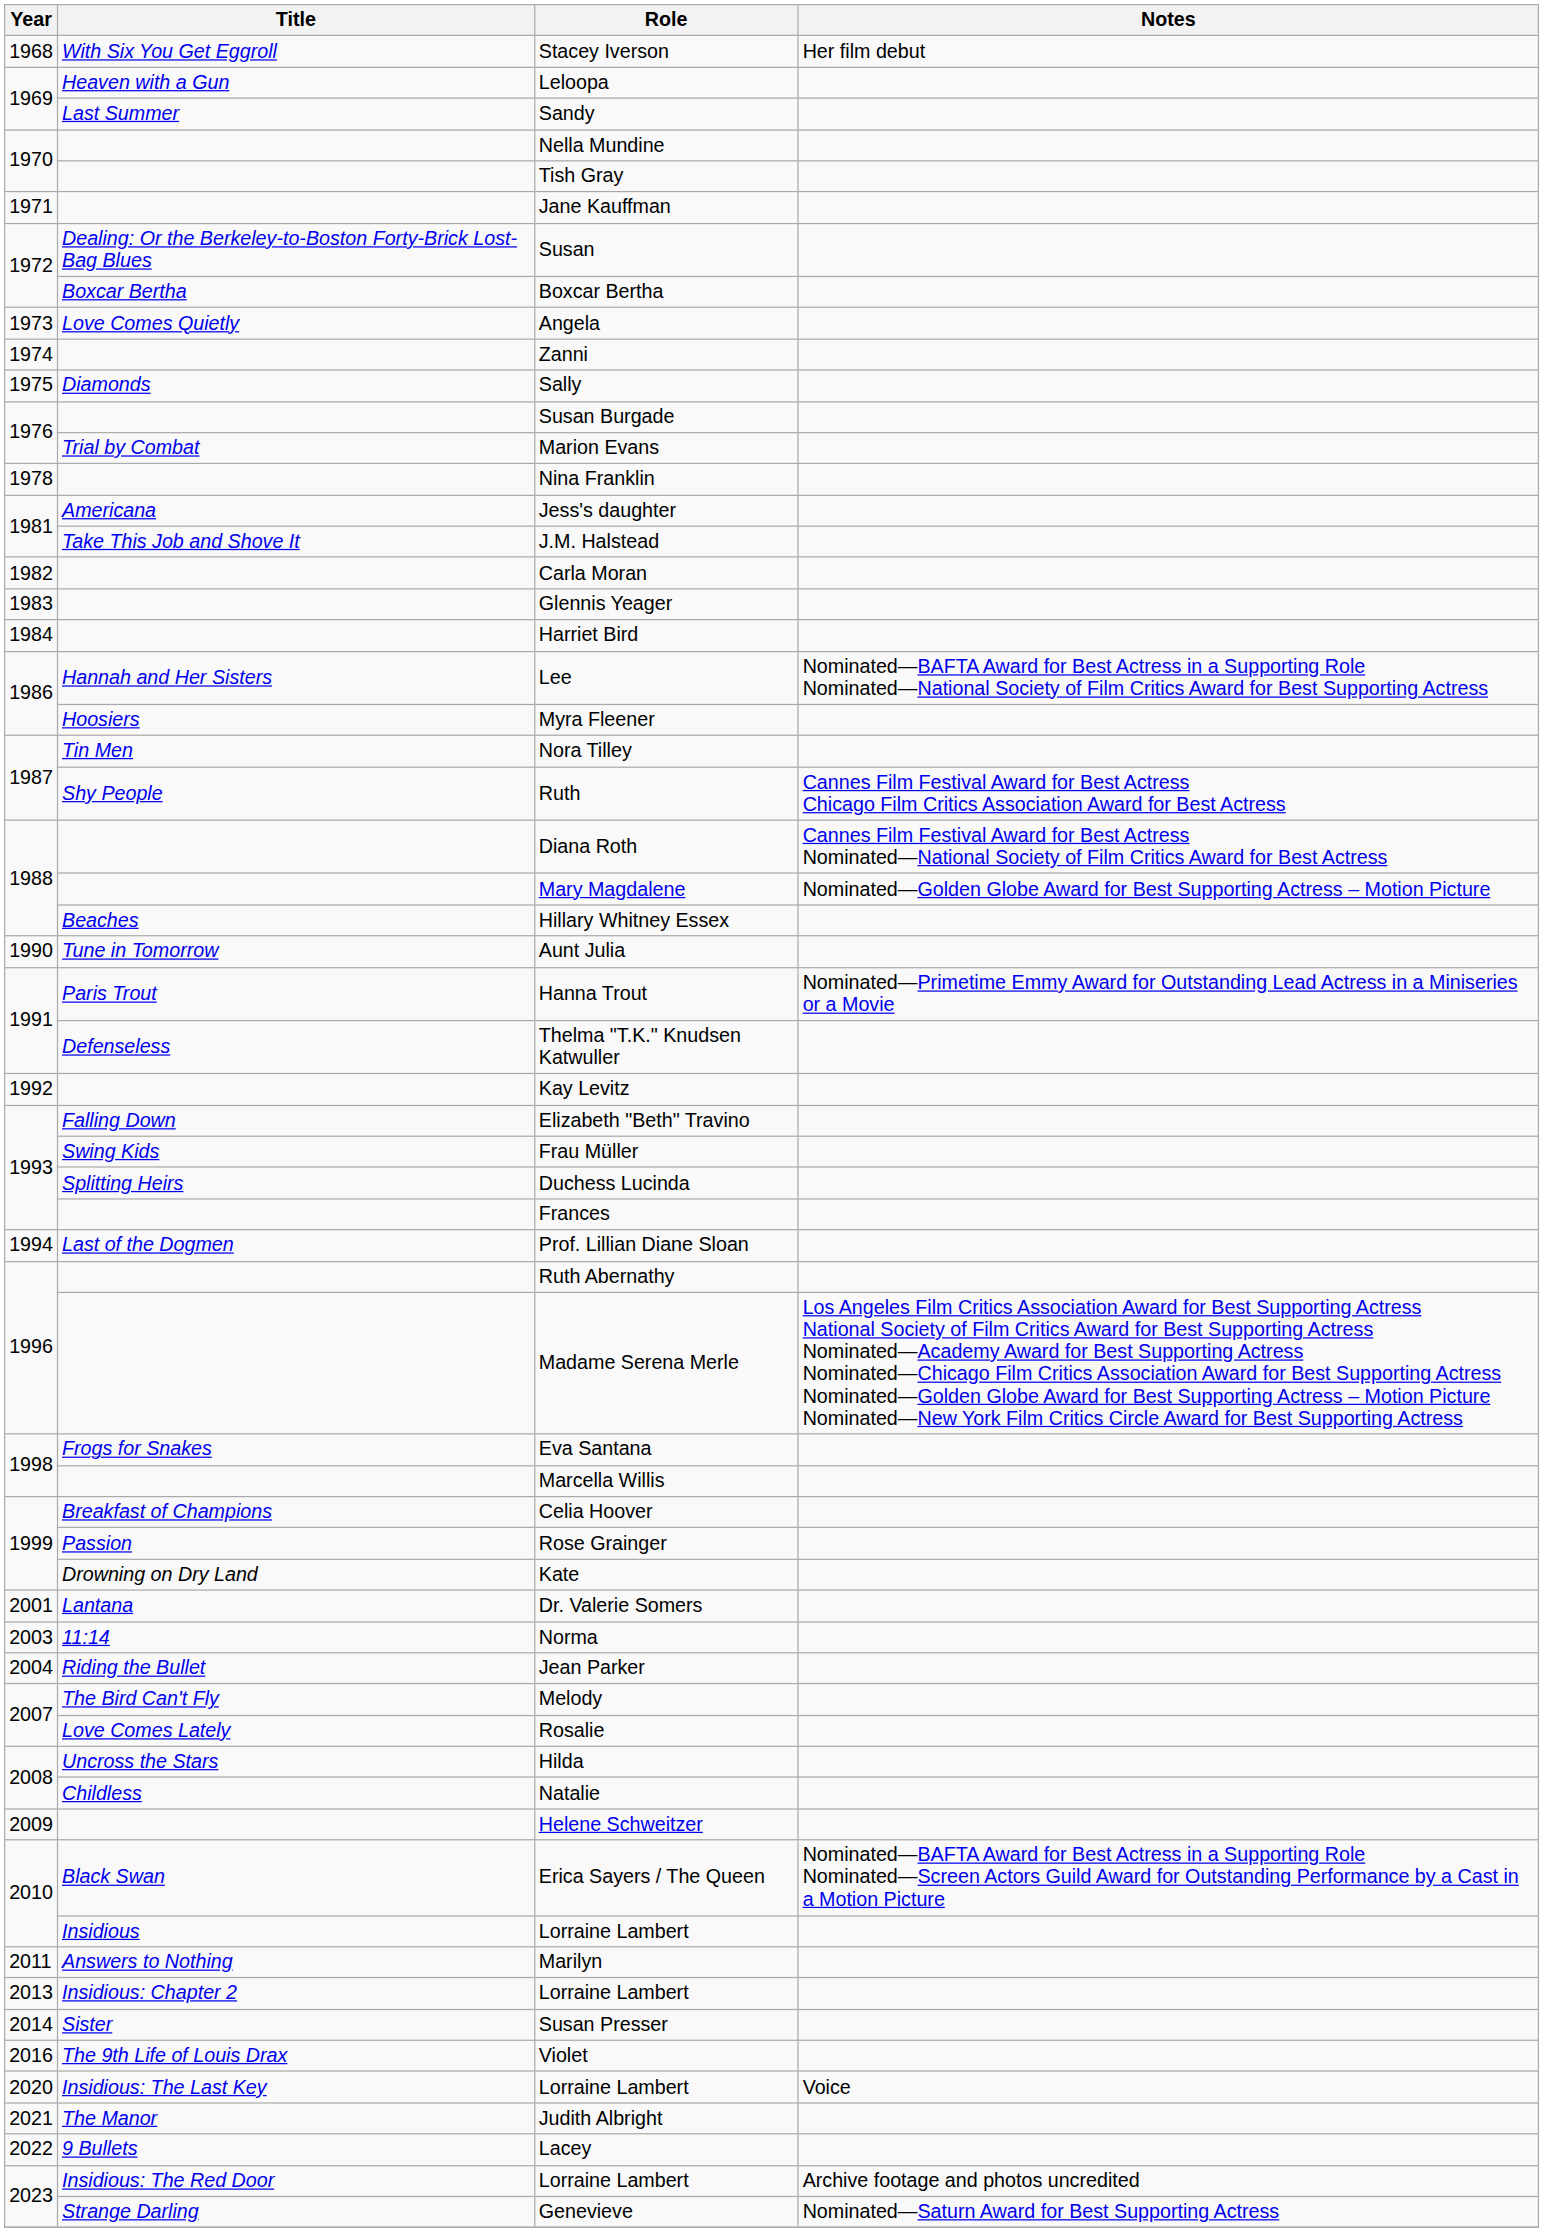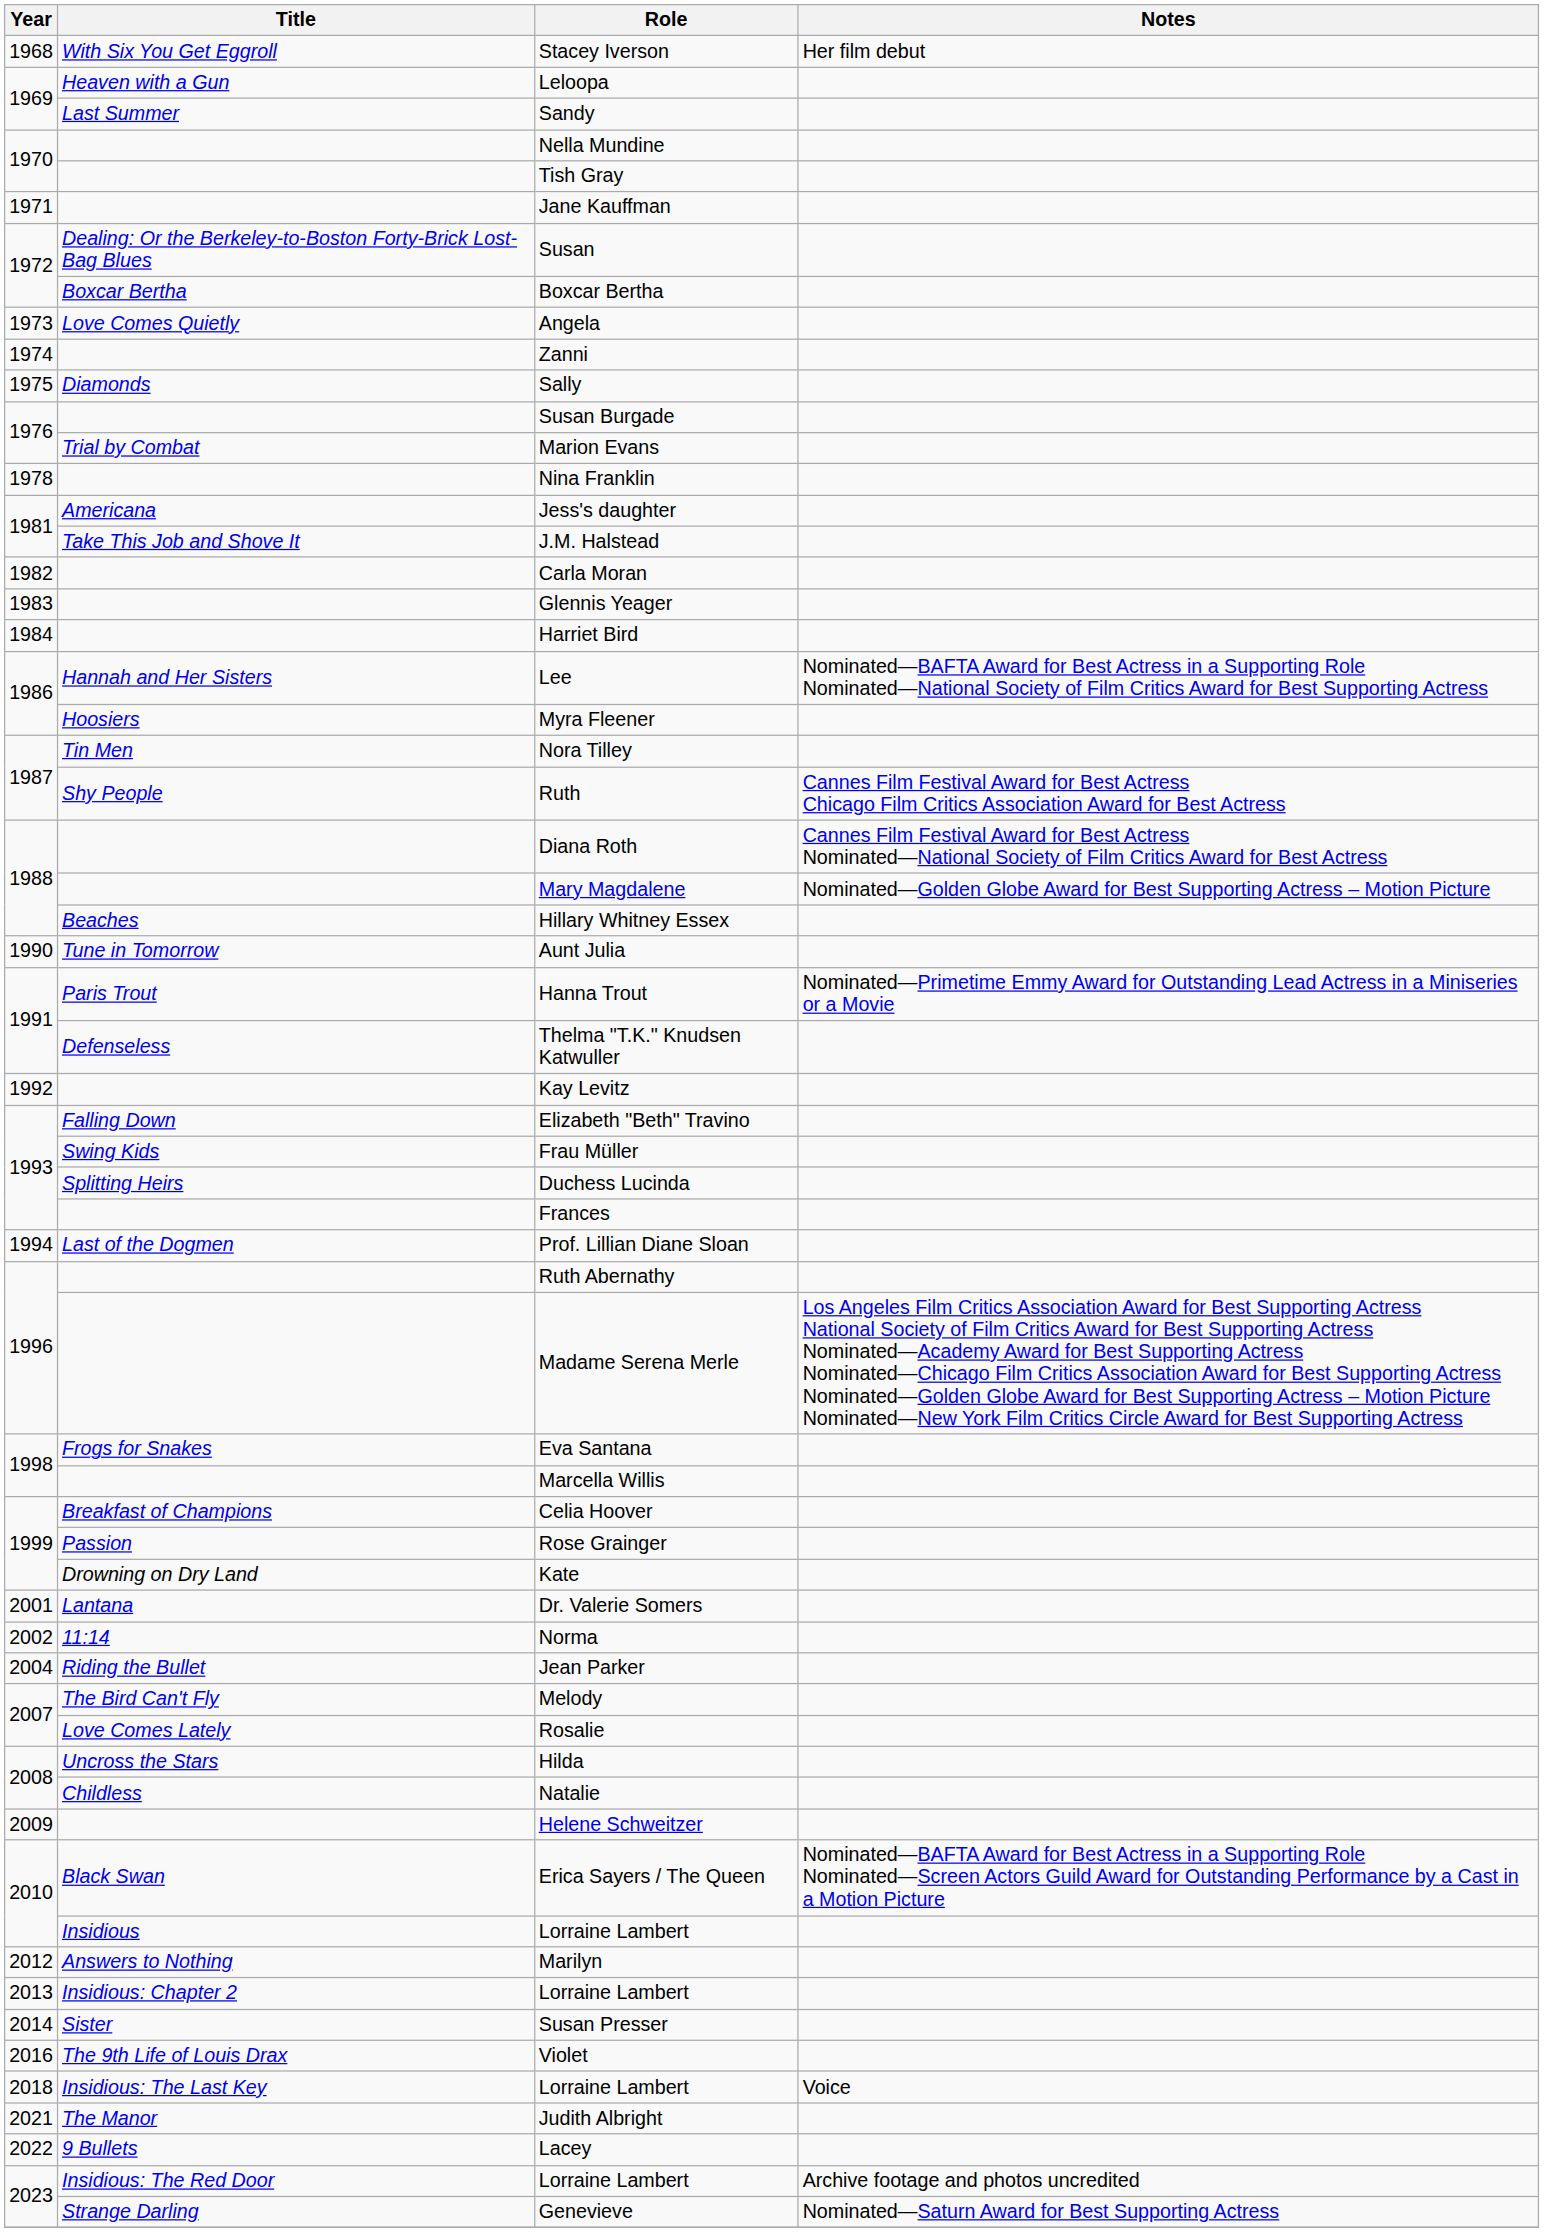(31, 1636) 2003 -> (31, 1636) 2002
(30, 1962) 2011 -> (31, 1962) 2012
(31, 2086) 2020 -> (31, 2086) 2018
